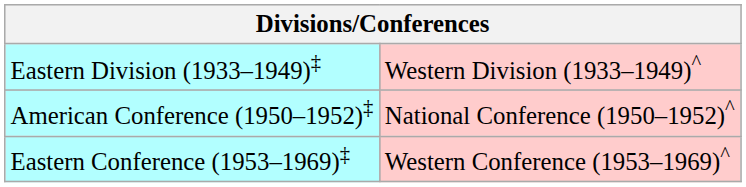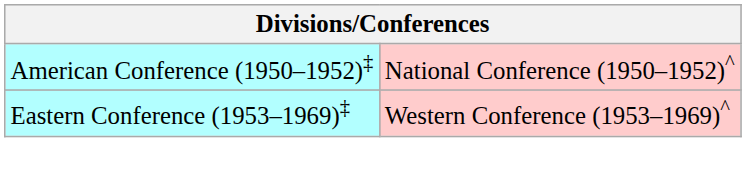- row: (166, 66)
